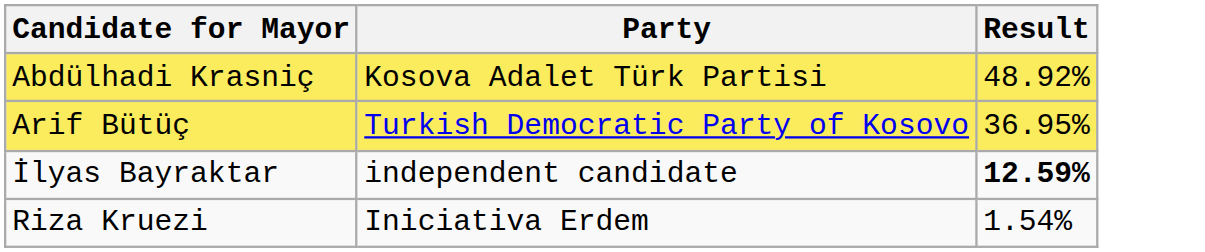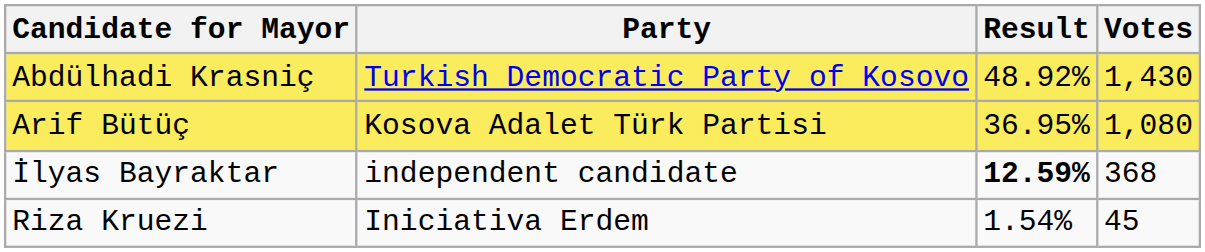+ column: (1148, 29)
(596, 78) Kosova Adalet Türk Partisi -> (667, 78) Turkish Democratic Party of Kosovo
(667, 126) Turkish Democratic Party of Kosovo -> (596, 126) Kosova Adalet Türk Partisi
